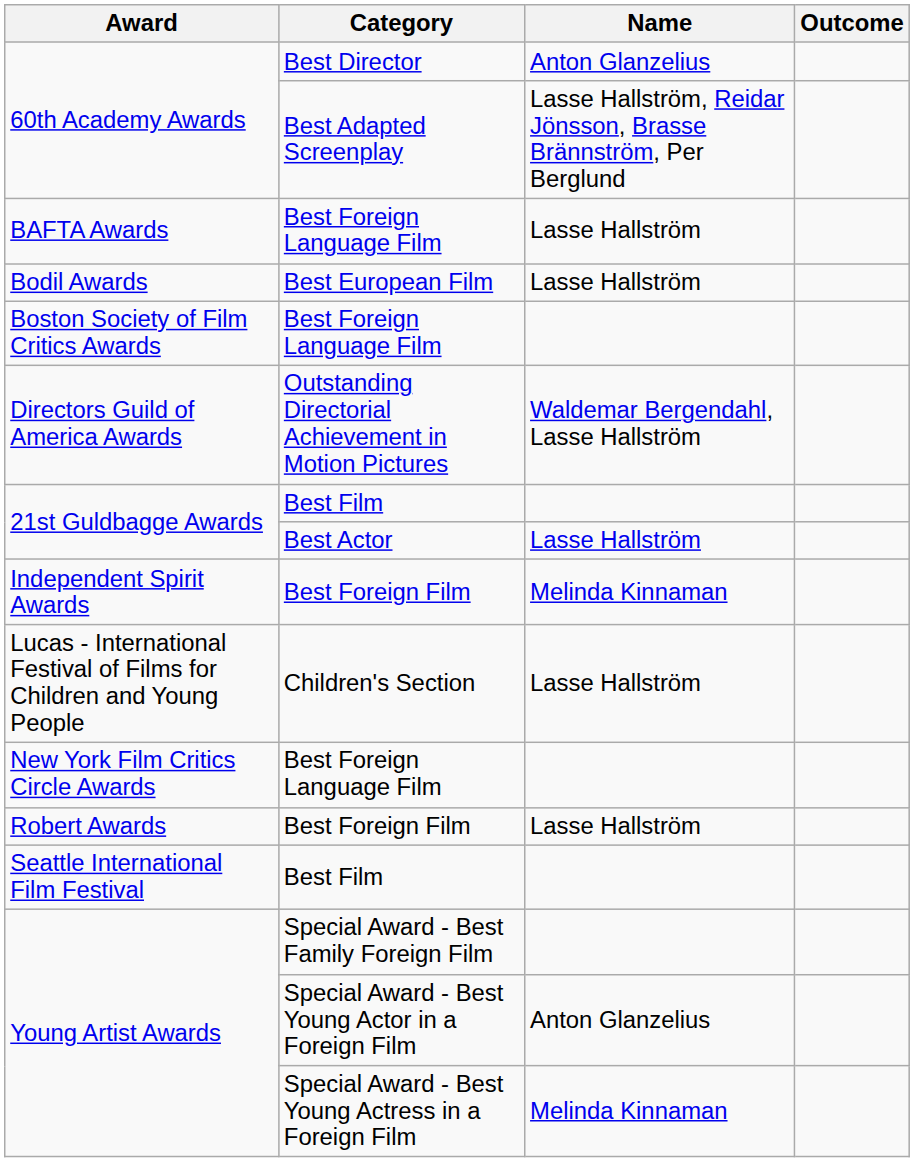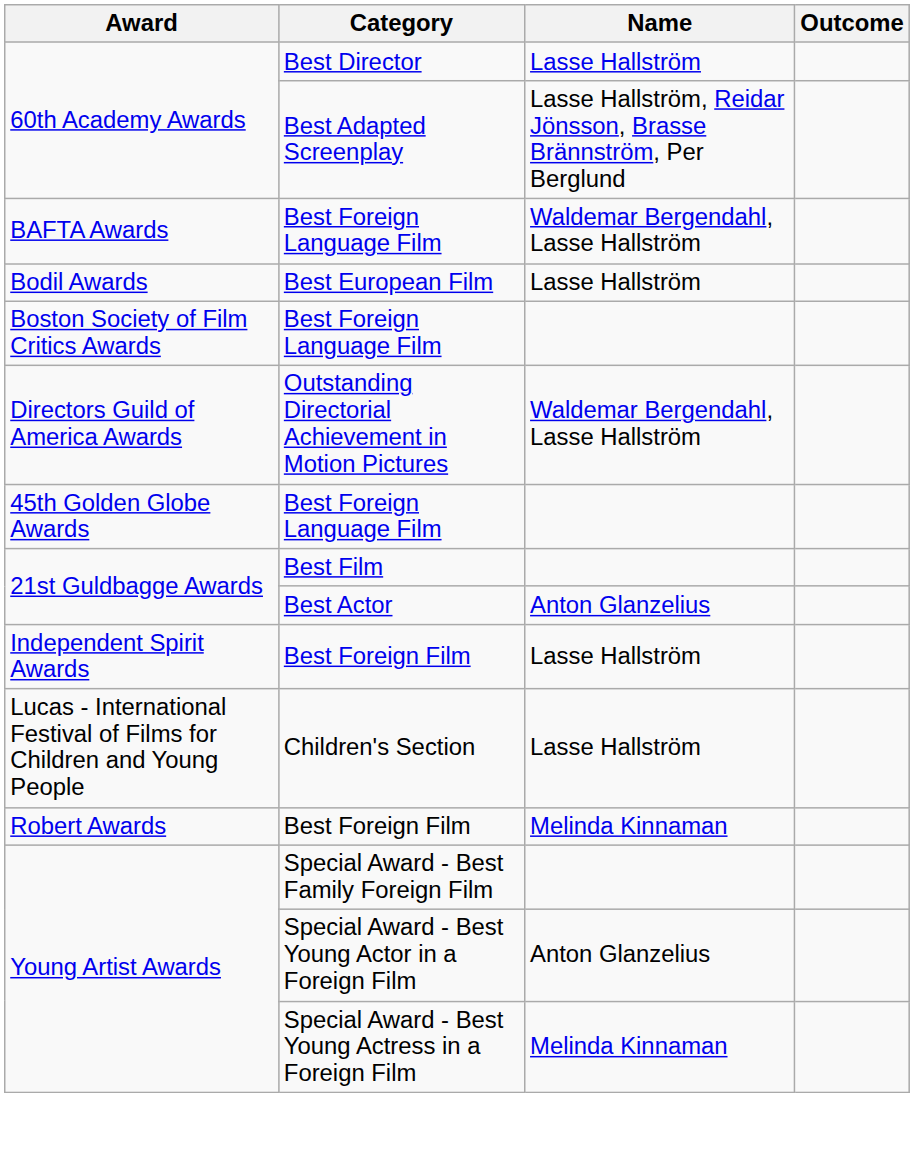(620, 61) Anton Glanzelius -> (616, 61) Lasse Hallström
(616, 230) Lasse Hallström -> (652, 230) Waldemar Bergendahl, Lasse Hallström
+ row: (110, 516)
(616, 540) Lasse Hallström -> (620, 605) Anton Glanzelius
(629, 591) Melinda Kinnaman -> (616, 656) Lasse Hallström
- row: (123, 774)
(616, 825) Lasse Hallström -> (629, 825) Melinda Kinnaman
- row: (116, 876)
